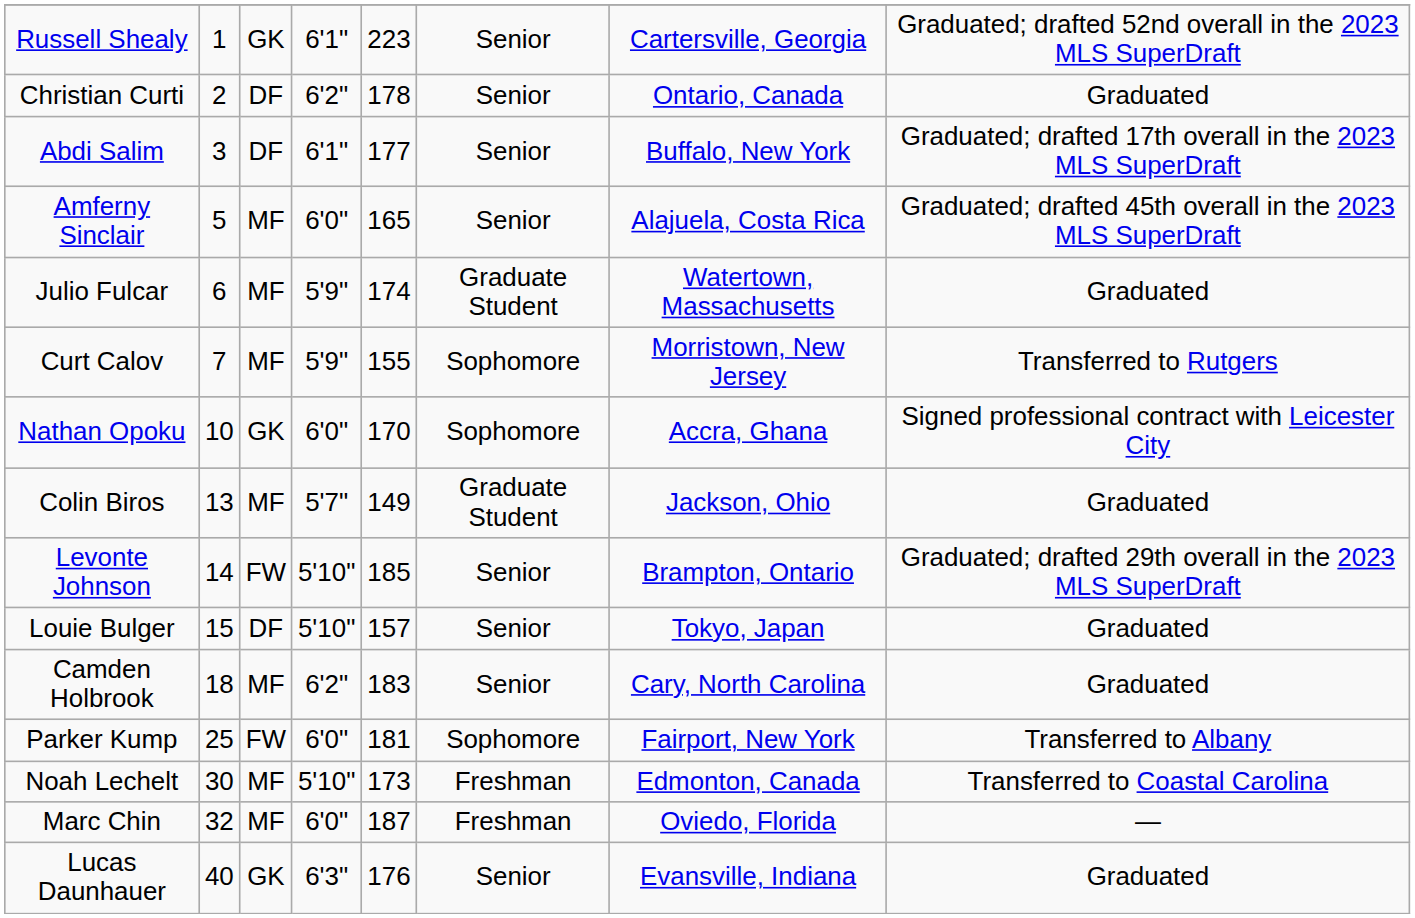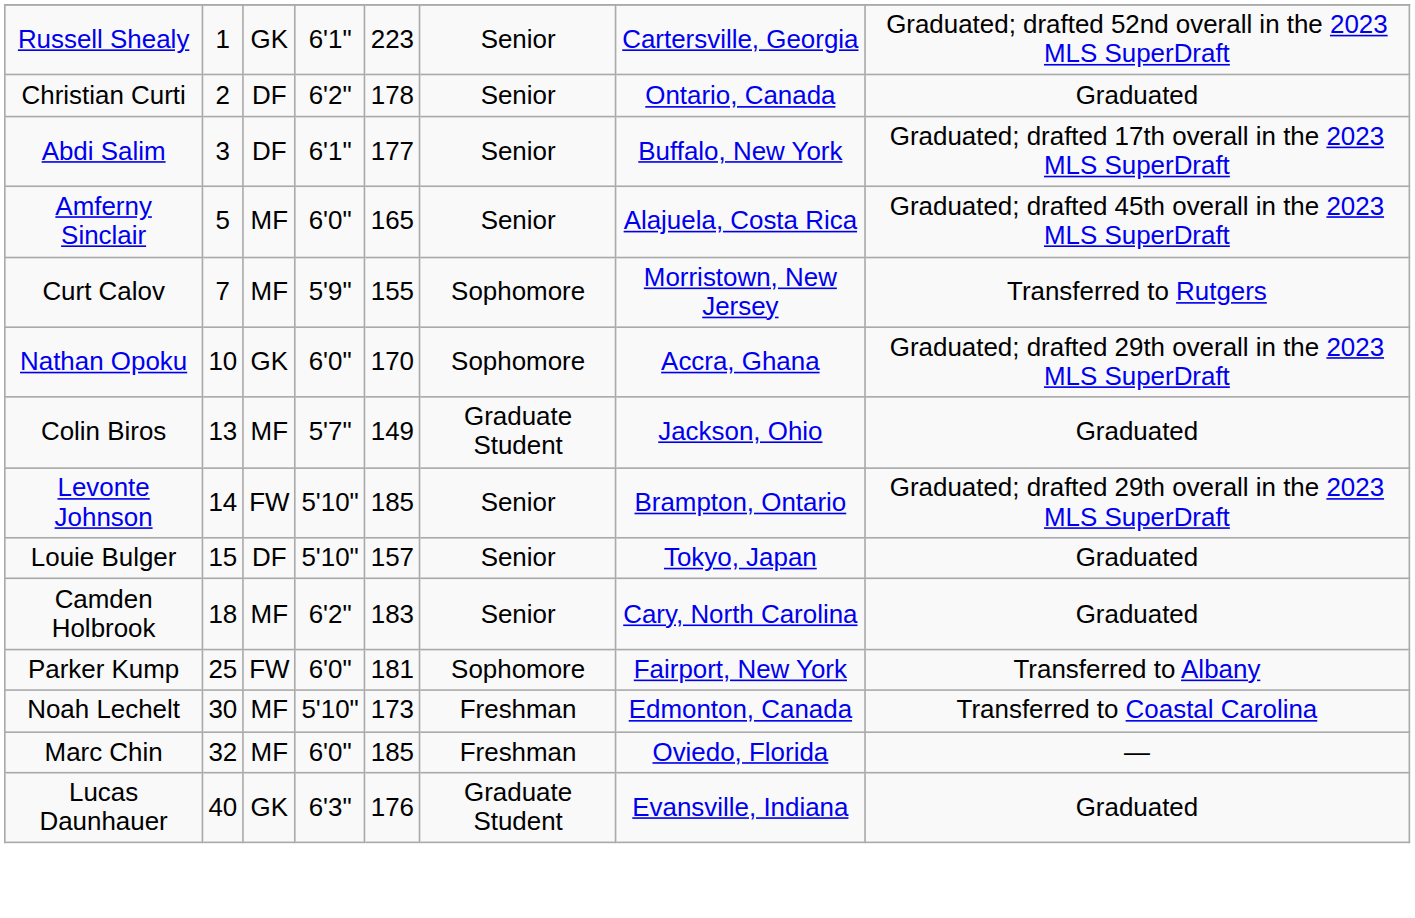- row: (102, 291)
(1148, 432) Signed professional contract with Leicester City -> (1137, 361) Graduated; drafted 29th overall in the 2023 MLS SuperDraft
(389, 821) 187 -> (392, 751) 185
(513, 877) Senior -> (518, 807) Graduate Student
